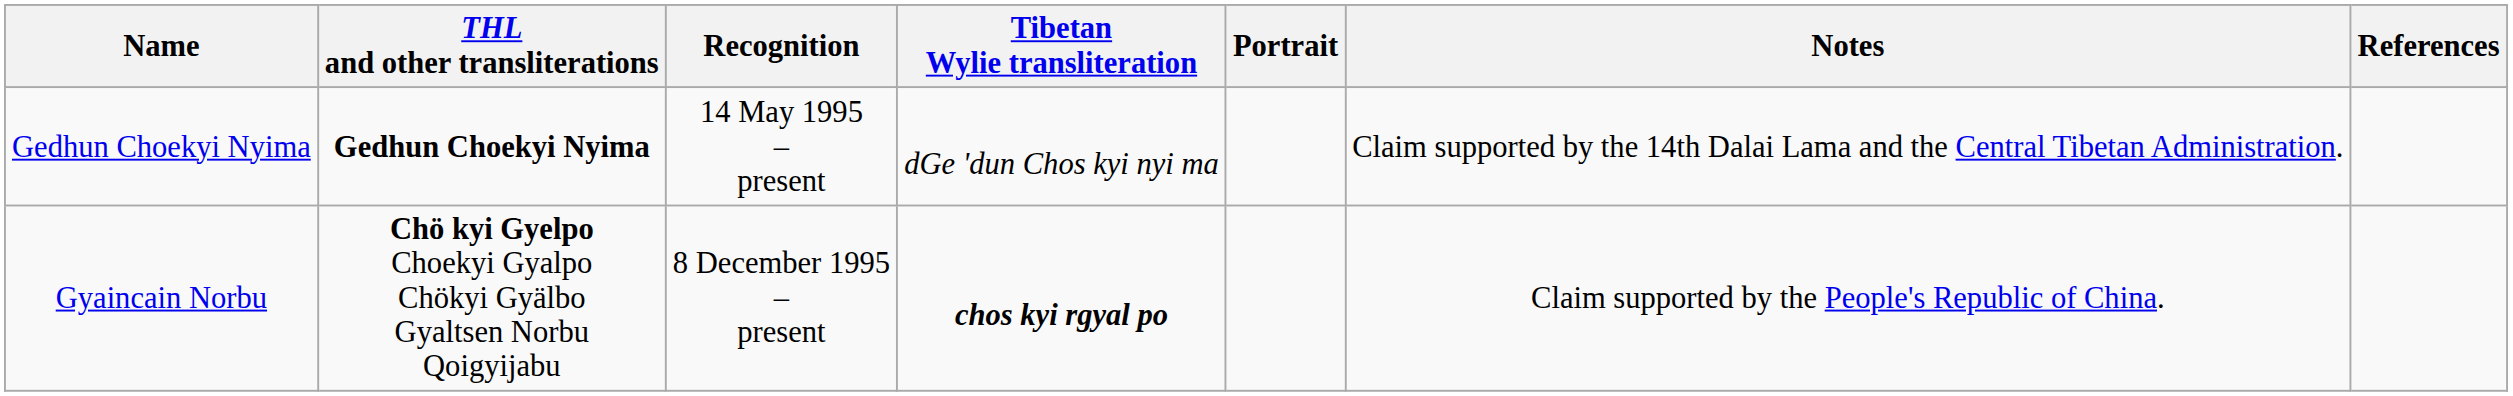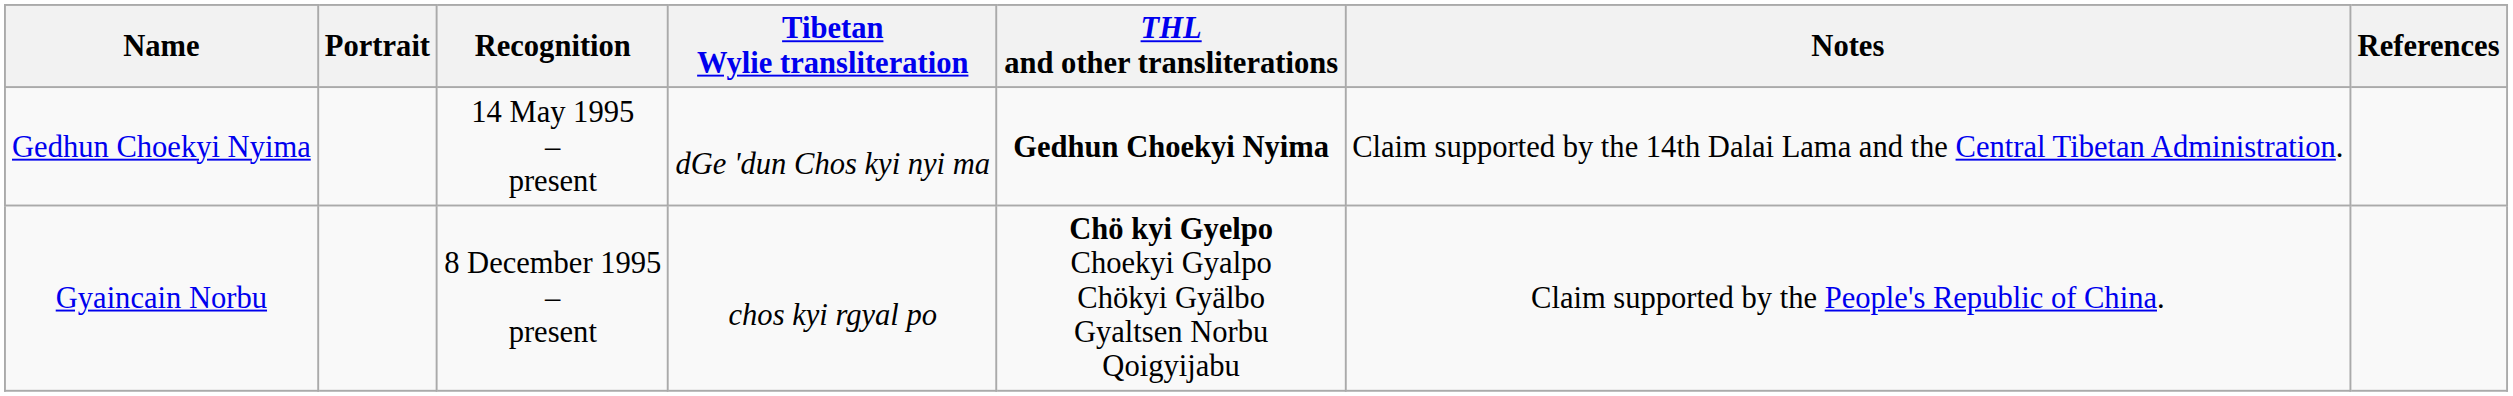columns swapped: (1285, 45) <-> (492, 45)
(1061, 314) bold -> (833, 314) normal
